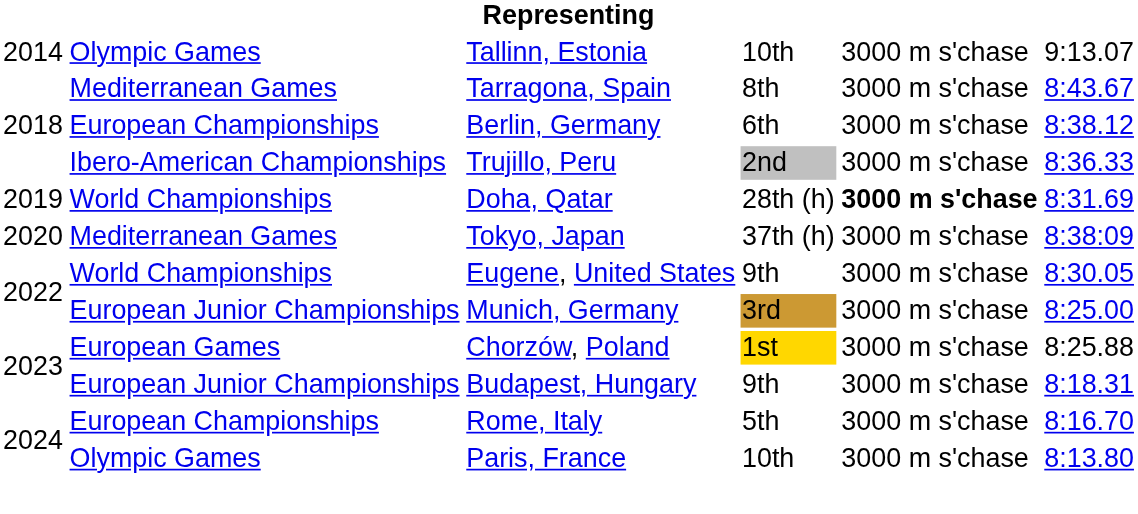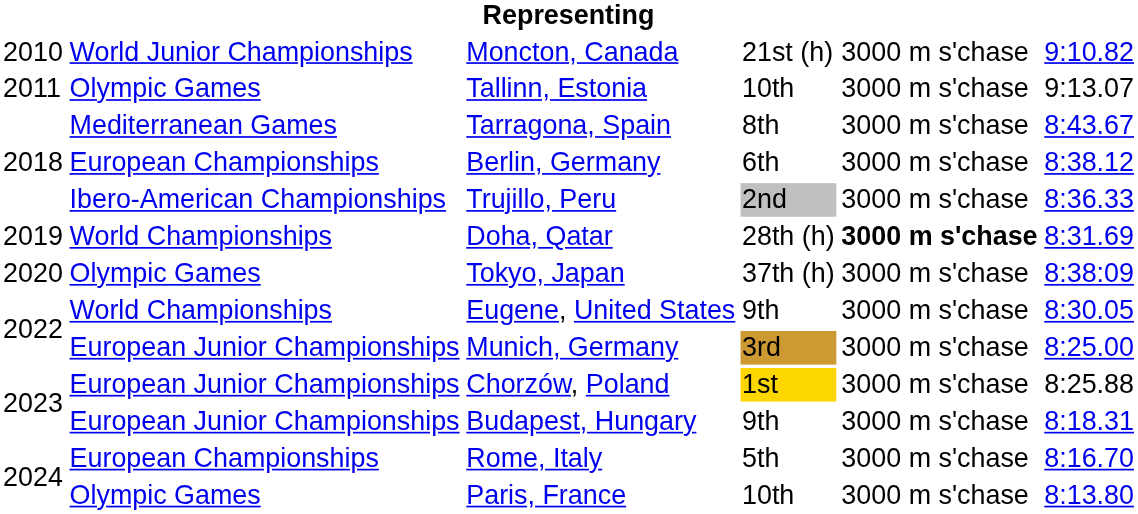+ row: (572, 51)
(33, 51) 2014 -> (32, 88) 2011
(203, 236) Mediterranean Games -> (165, 273) Olympic Games
(175, 347) European Games -> (265, 384) European Junior Championships
